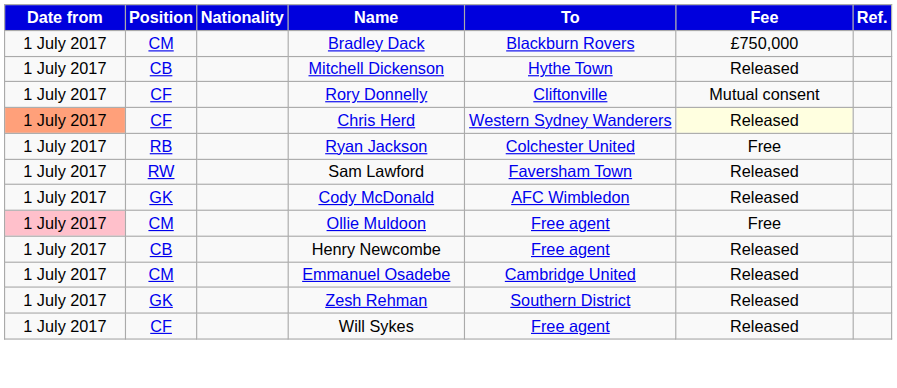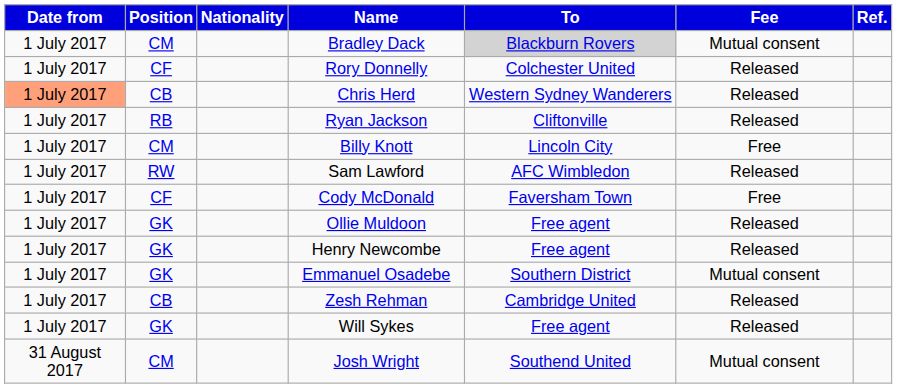(570, 44) no background -> (570, 44) lightgrey background
(764, 44) £750,000 -> (764, 44) Mutual consent
- row: (376, 69)
(570, 95) Cliftonville -> (570, 69) Colchester United
(764, 95) Mutual consent -> (764, 69) Released
(161, 121) CF -> (161, 95) CB
(764, 121) lightyellow background -> (764, 95) no background
(570, 146) Colchester United -> (570, 121) Cliftonville
(764, 146) Free -> (764, 121) Released
+ row: (376, 146)
(570, 172) Faversham Town -> (570, 172) AFC Wimbledon
(161, 198) GK -> (161, 198) CF
(570, 198) AFC Wimbledon -> (570, 198) Faversham Town
(764, 198) Released -> (764, 198) Free
(65, 223) pink background -> (65, 223) no background
(161, 223) CM -> (161, 223) GK
(764, 223) Free -> (764, 223) Released
(161, 249) CB -> (161, 249) GK
(161, 275) CM -> (161, 275) GK
(570, 275) Cambridge United -> (570, 275) Southern District
(764, 275) Released -> (764, 275) Mutual consent
(161, 301) GK -> (161, 301) CB
(570, 301) Southern District -> (570, 301) Cambridge United
(161, 326) CF -> (161, 326) GK
+ row: (376, 361)
